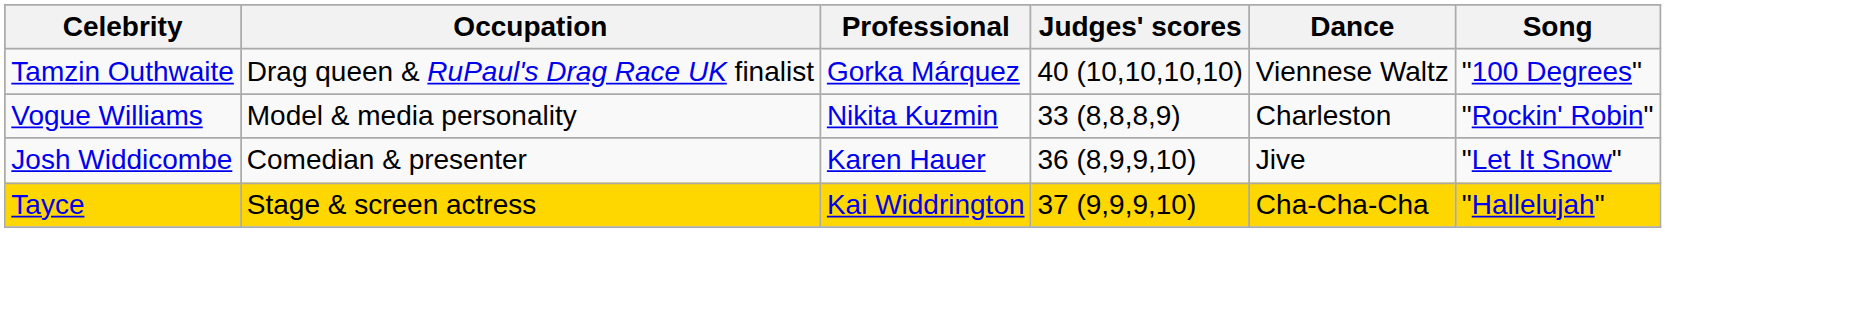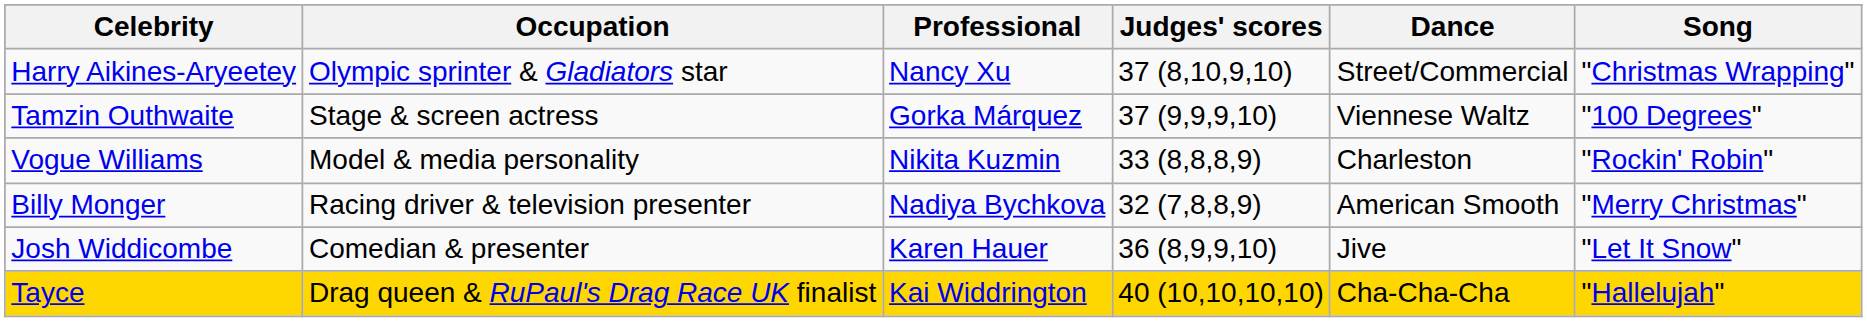+ row: (154, 71)
(530, 71) Drag queen & RuPaul's Drag Race UK finalist -> (454, 115) Stage & screen actress
(1140, 71) 40 (10,10,10,10) -> (1198, 115) 37 (9,9,9,10)
+ row: (88, 204)
(392, 204) Stage & screen actress -> (593, 293) Drag queen & RuPaul's Drag Race UK finalist
(1117, 204) 37 (9,9,9,10) -> (1221, 293) 40 (10,10,10,10)
